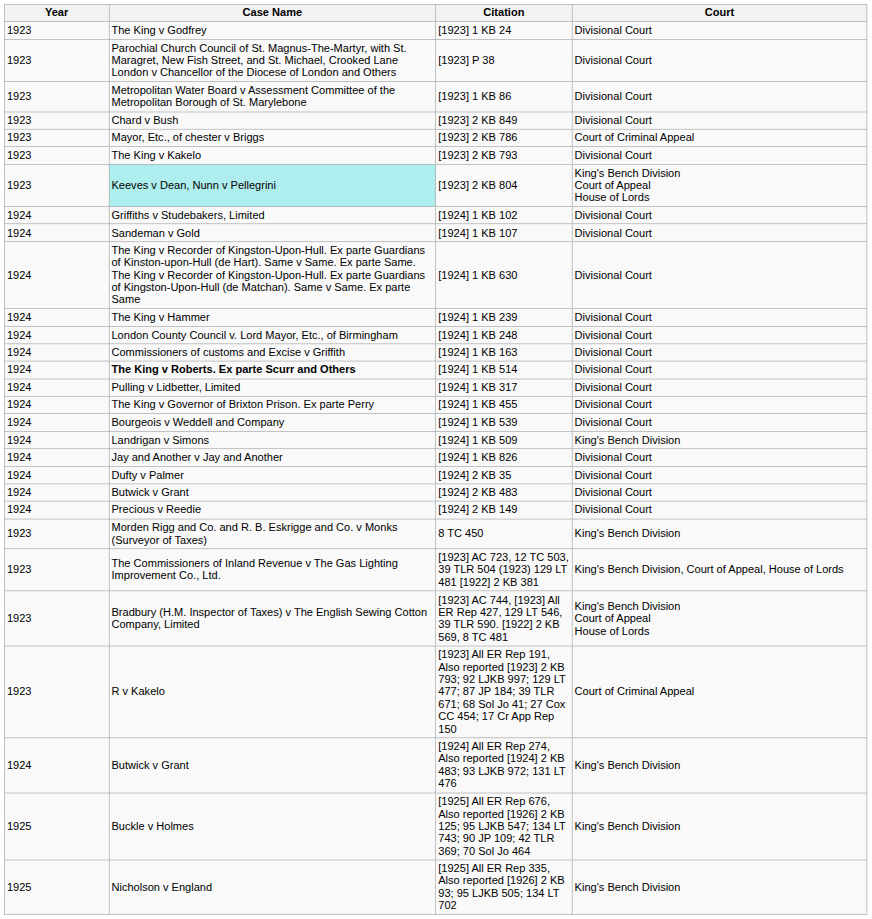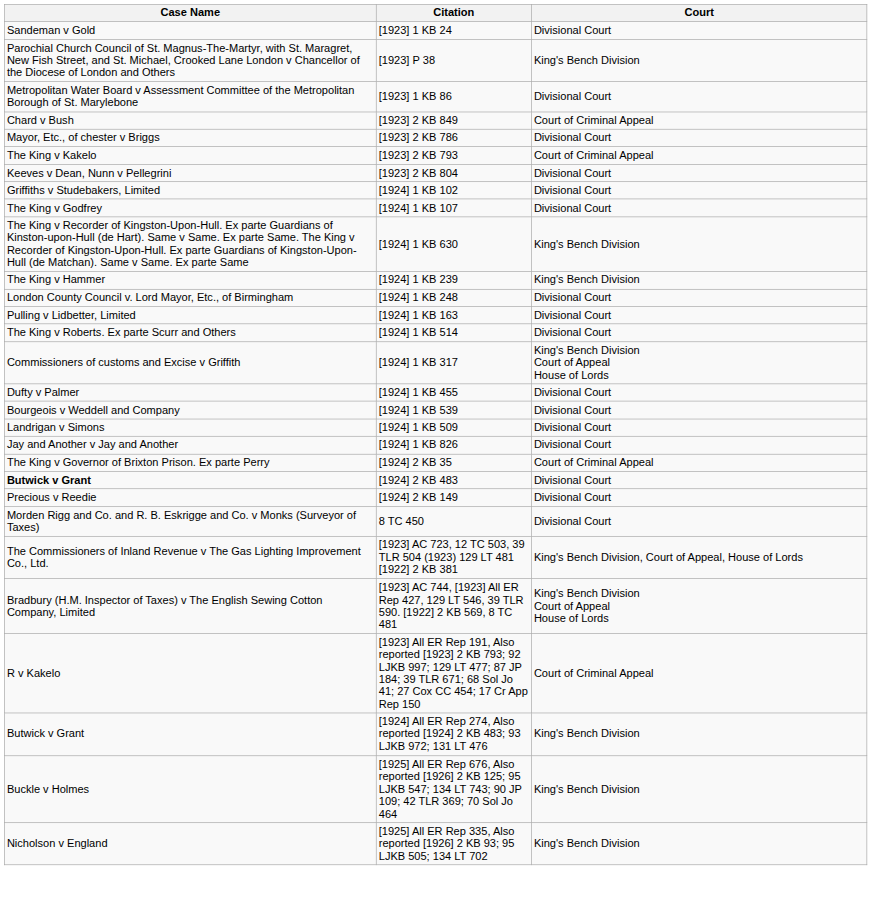- column: (57, 13)
(159, 30) The King v Godfrey -> (51, 30) Sandeman v Gold
(613, 60) Divisional Court -> (587, 60) King's Bench Division
(613, 120) Divisional Court -> (594, 120) Court of Criminal Appeal
(634, 138) Court of Criminal Appeal -> (573, 138) Divisional Court
(613, 155) Divisional Court -> (594, 155) Court of Criminal Appeal
(194, 185) paleturquoise background -> (89, 173) no background
(627, 185) King's Bench Division Court of Appeal House of Lords -> (573, 173) Divisional Court
(156, 232) Sandeman v Gold -> (54, 208) The King v Godfrey
(613, 275) Divisional Court -> (587, 244) King's Bench Division
(613, 317) Divisional Court -> (587, 280) King's Bench Division
(228, 352) Commissioners of customs and Excise v Griffith -> (71, 315) Pulling v Lidbetter, Limited
(234, 370) bold -> (121, 332) normal
(176, 387) Pulling v Lidbetter, Limited -> (124, 362) Commissioners of customs and Excise v Griffith
(613, 387) Divisional Court -> (587, 362) King's Bench Division Court of Appeal House of Lords
(243, 405) The King v Governor of Brixton Prison. Ex parte Perry -> (43, 392) Dufty v Palmer
(627, 440) King's Bench Division -> (573, 427) Divisional Court
(148, 475) Dufty v Palmer -> (138, 462) The King v Governor of Brixton Prison. Ex parte Perry
(613, 475) Divisional Court -> (594, 462) Court of Criminal Appeal
(150, 492) normal -> (49, 480) bold
(627, 533) King's Bench Division -> (573, 521) Divisional Court
